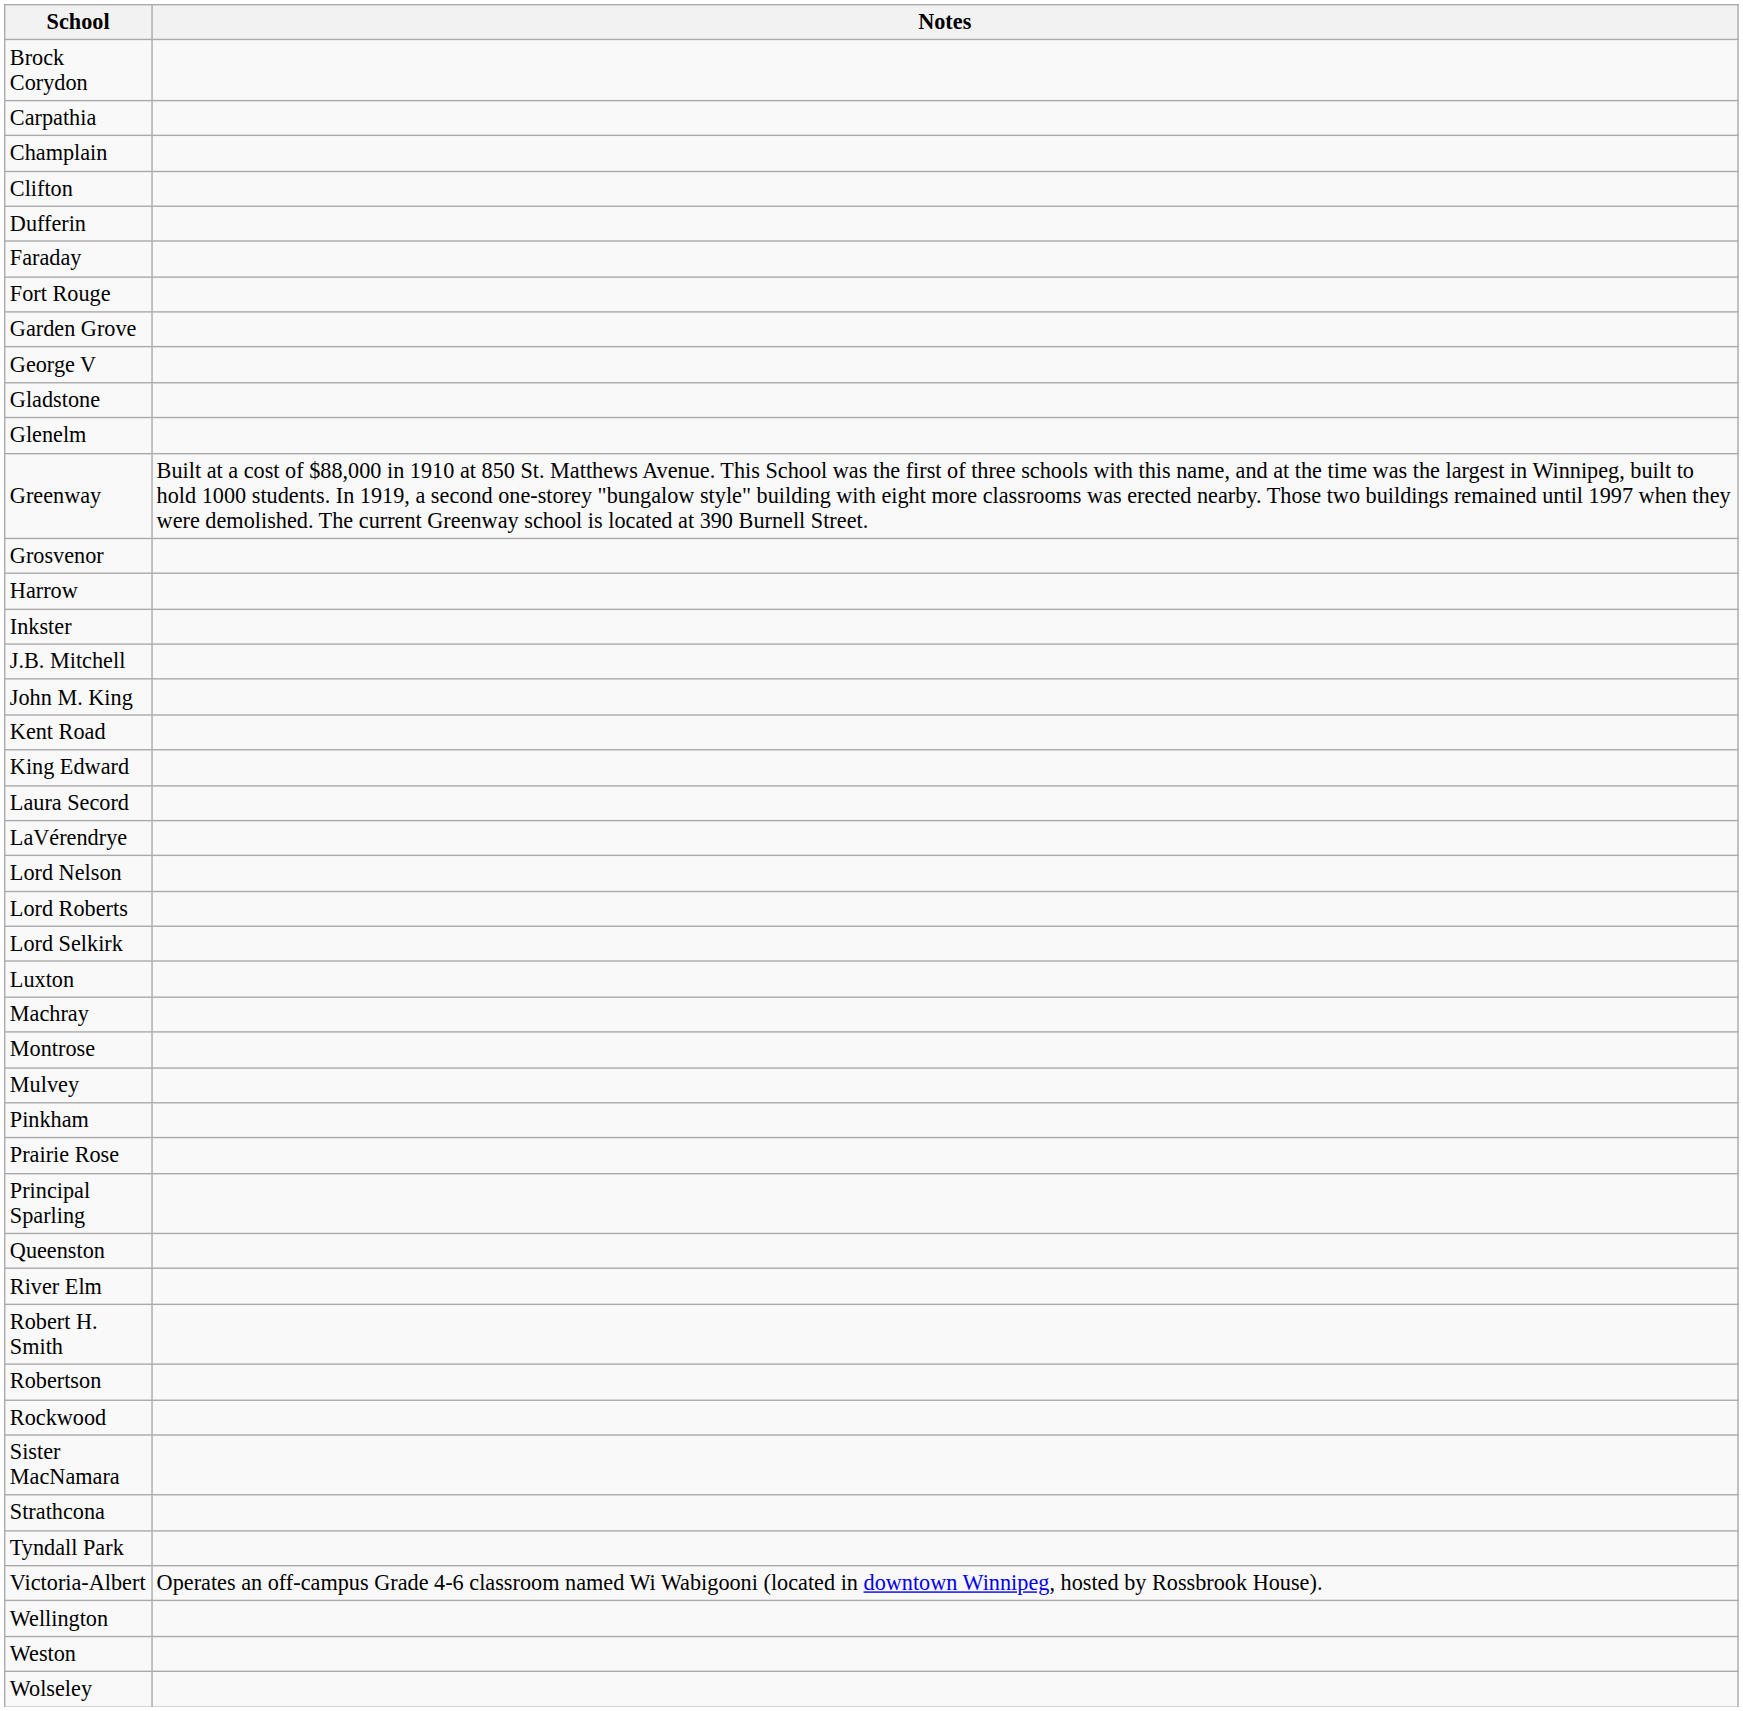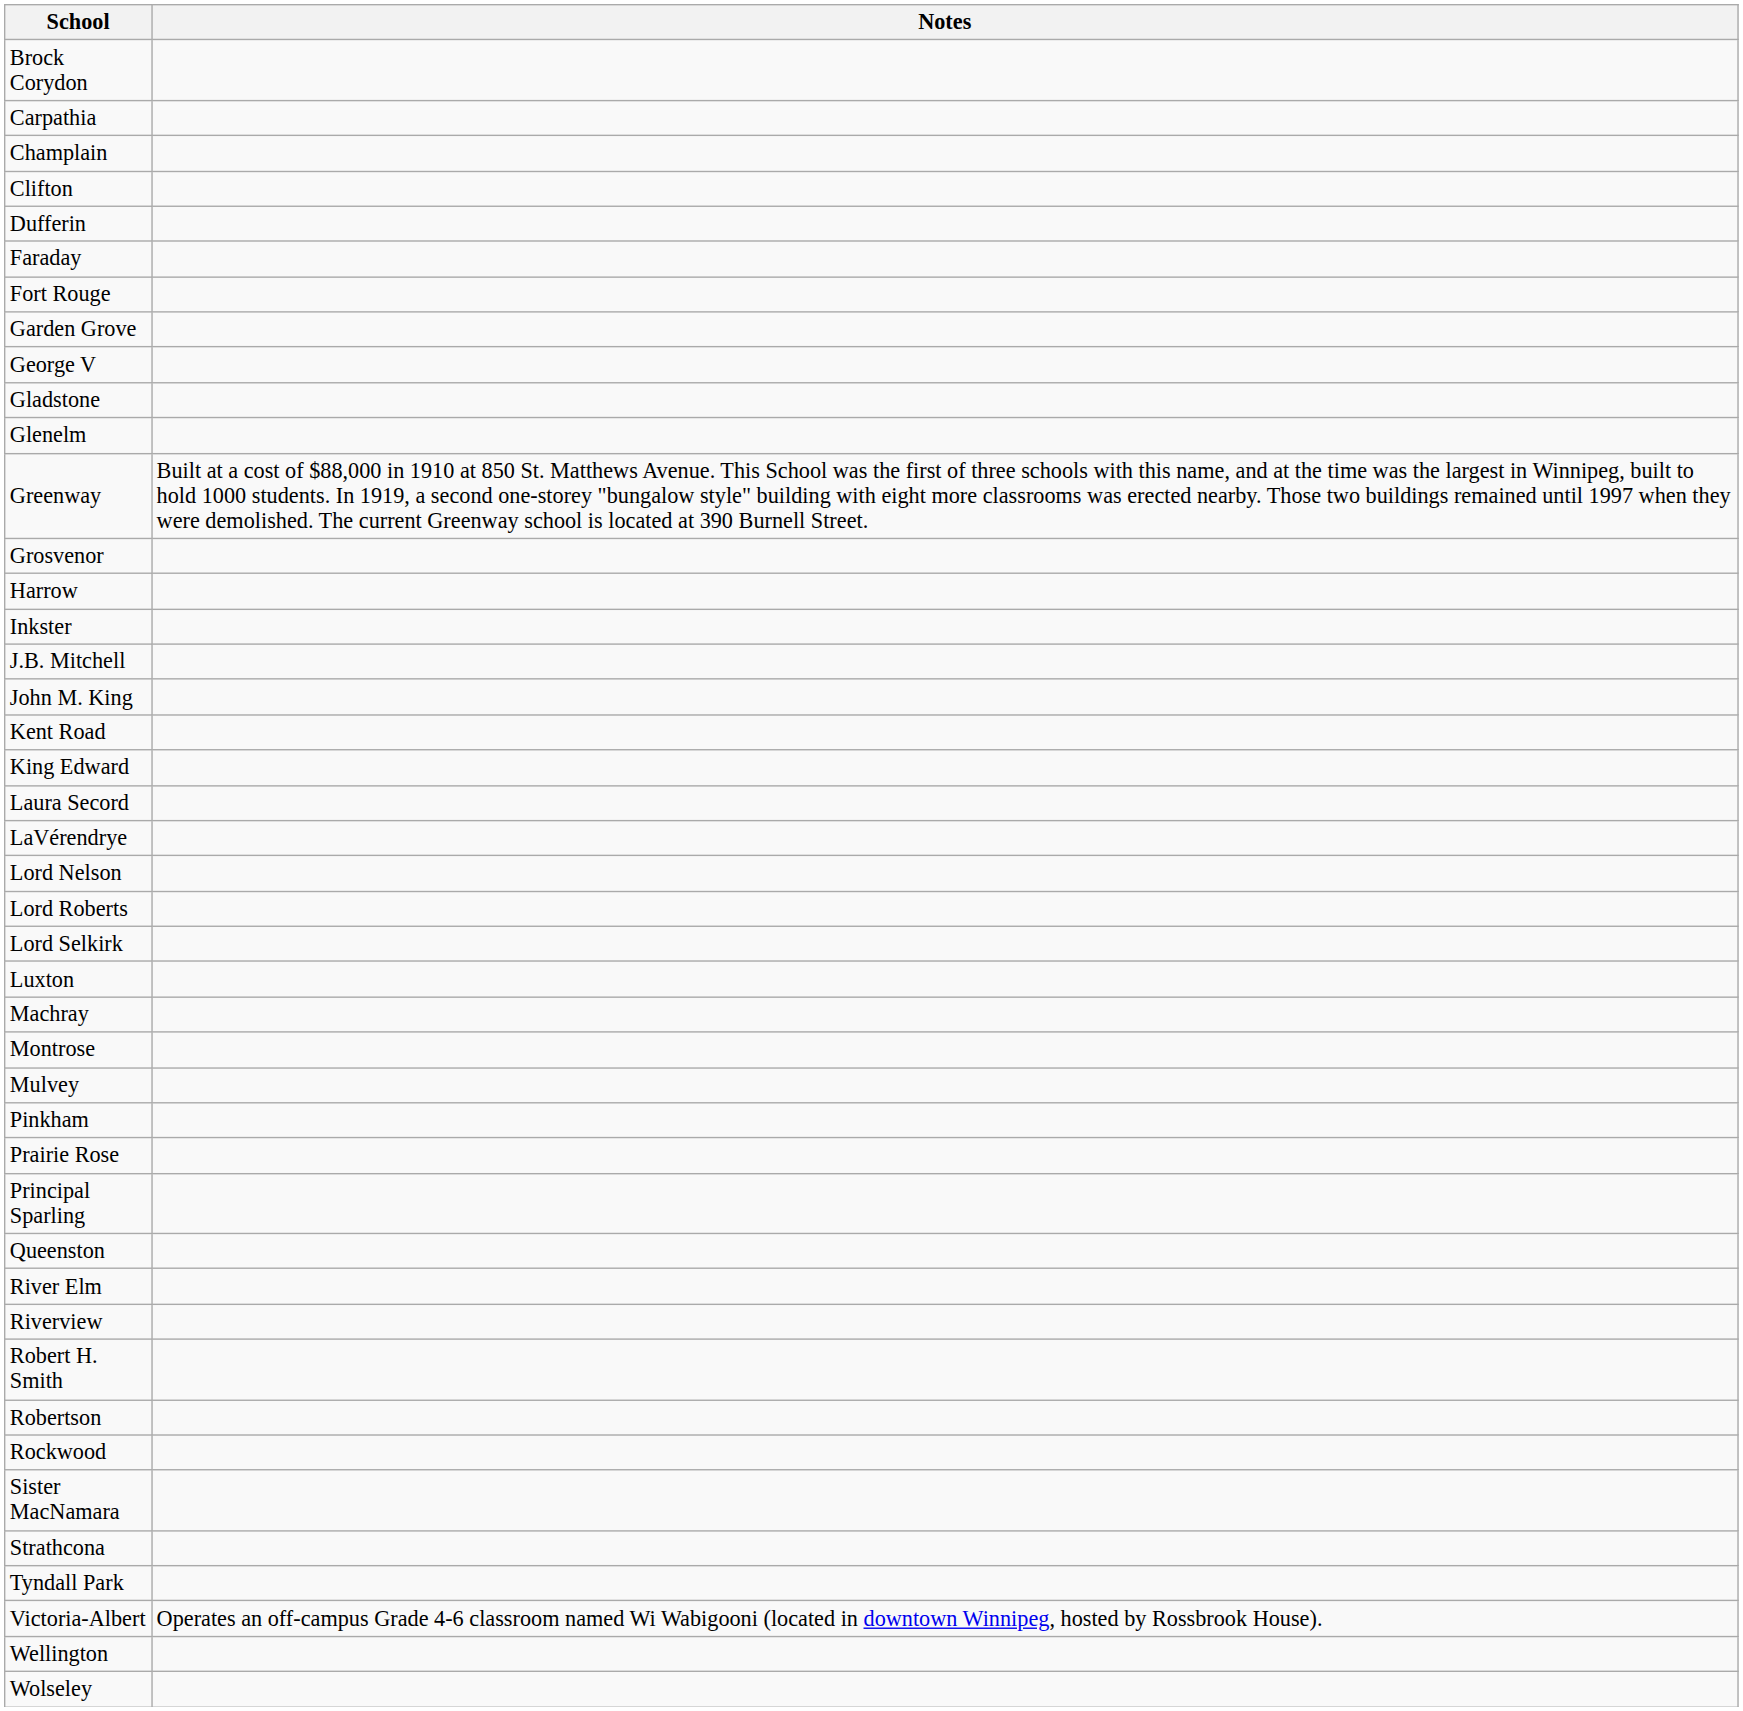+ row: (56, 1321)
- row: (43, 1653)
